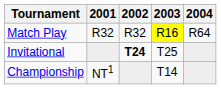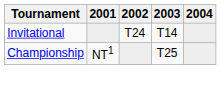- row: (37, 33)
(135, 52) bold -> (135, 33) normal
(167, 52) T25 -> (167, 33) T14
(167, 72) T14 -> (167, 53) T25
